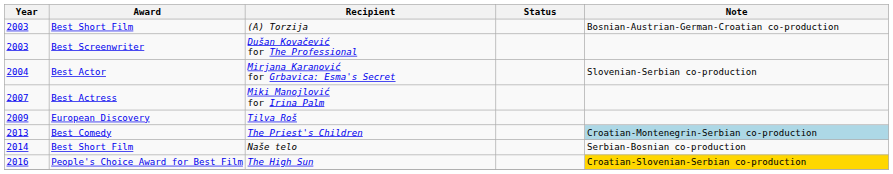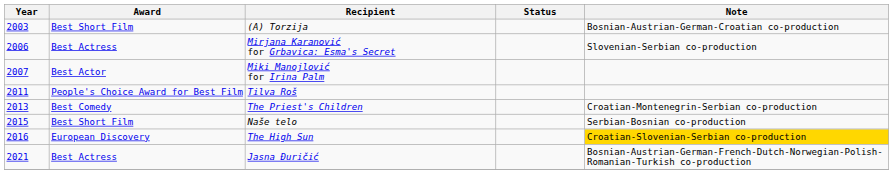- row: (302, 47)
(17, 72) 2004 -> (17, 47) 2006
(79, 72) Best Actor -> (84, 47) Best Actress
(84, 97) Best Actress -> (79, 72) Best Actor
(17, 117) 2009 -> (17, 92) 2011
(100, 117) European Discovery -> (147, 92) People's Choice Award for Best Film
(702, 132) lightblue background -> (702, 107) no background
(17, 147) 2014 -> (17, 122) 2015
(147, 162) People's Choice Award for Best Film -> (100, 137) European Discovery
+ row: (283, 157)
